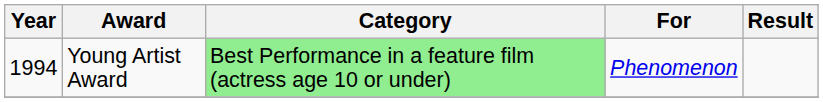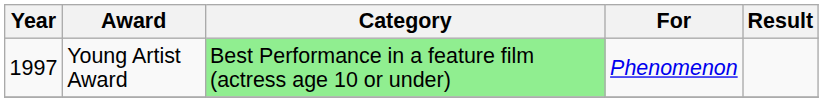(33, 67) 1994 -> (33, 67) 1997
